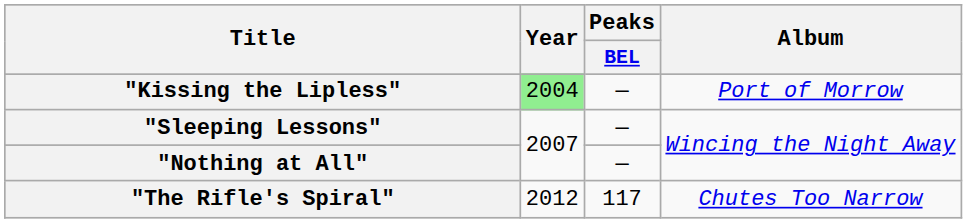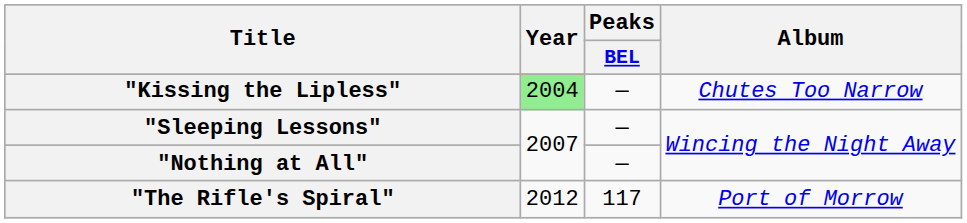(810, 92) Port of Morrow -> (810, 92) Chutes Too Narrow
(810, 199) Chutes Too Narrow -> (810, 199) Port of Morrow
